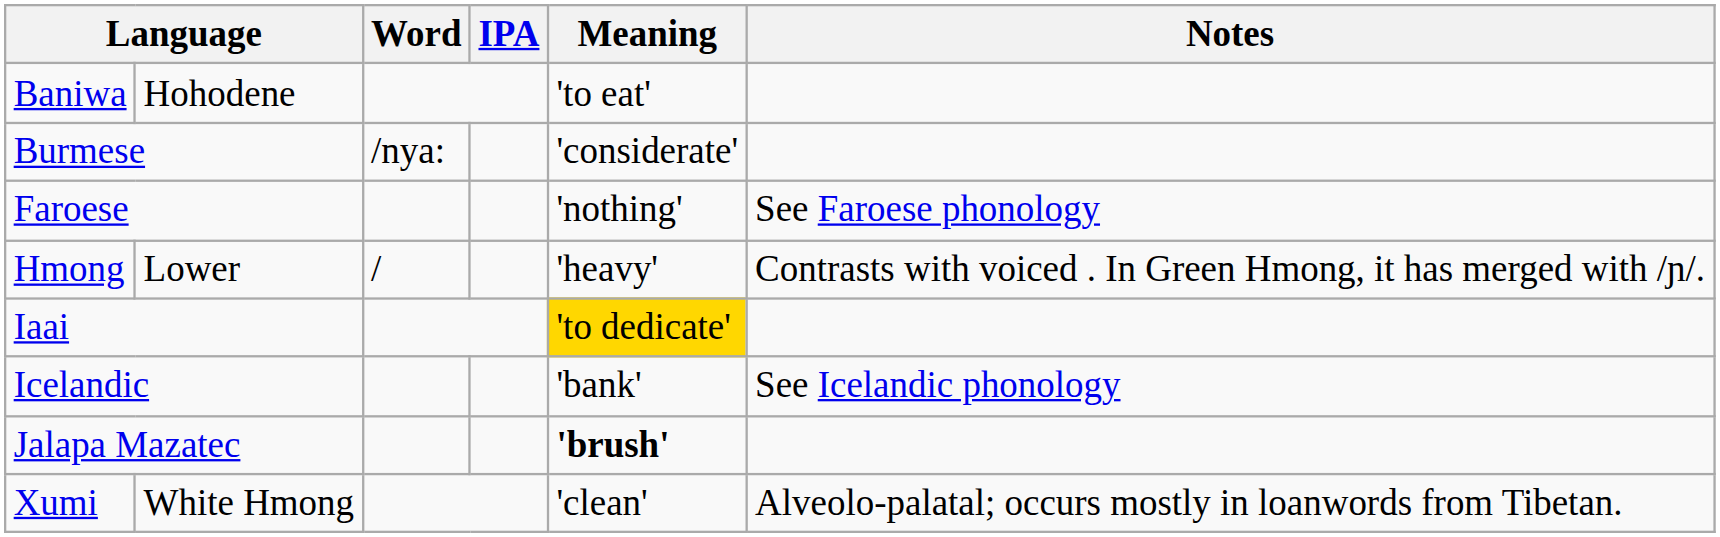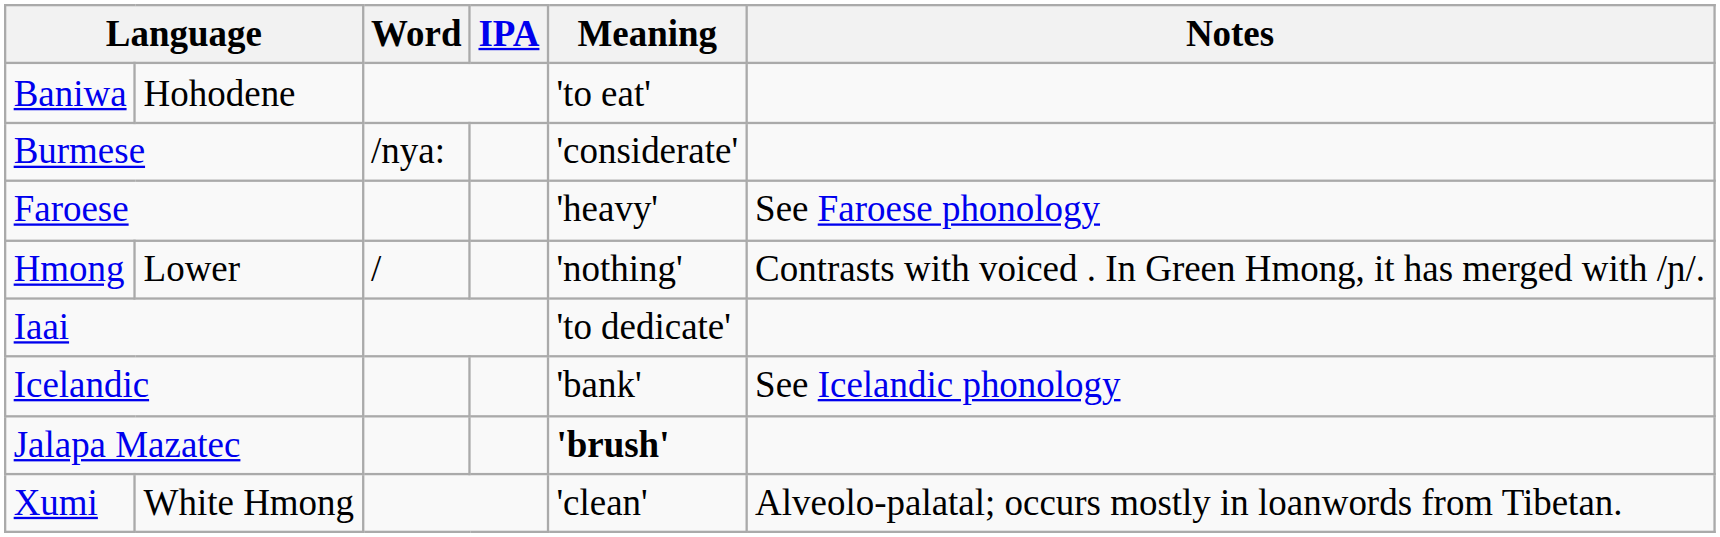(620, 209) 'nothing' -> (607, 209) 'heavy'
(607, 268) 'heavy' -> (620, 268) 'nothing'
(644, 326) gold background -> (644, 326) no background
